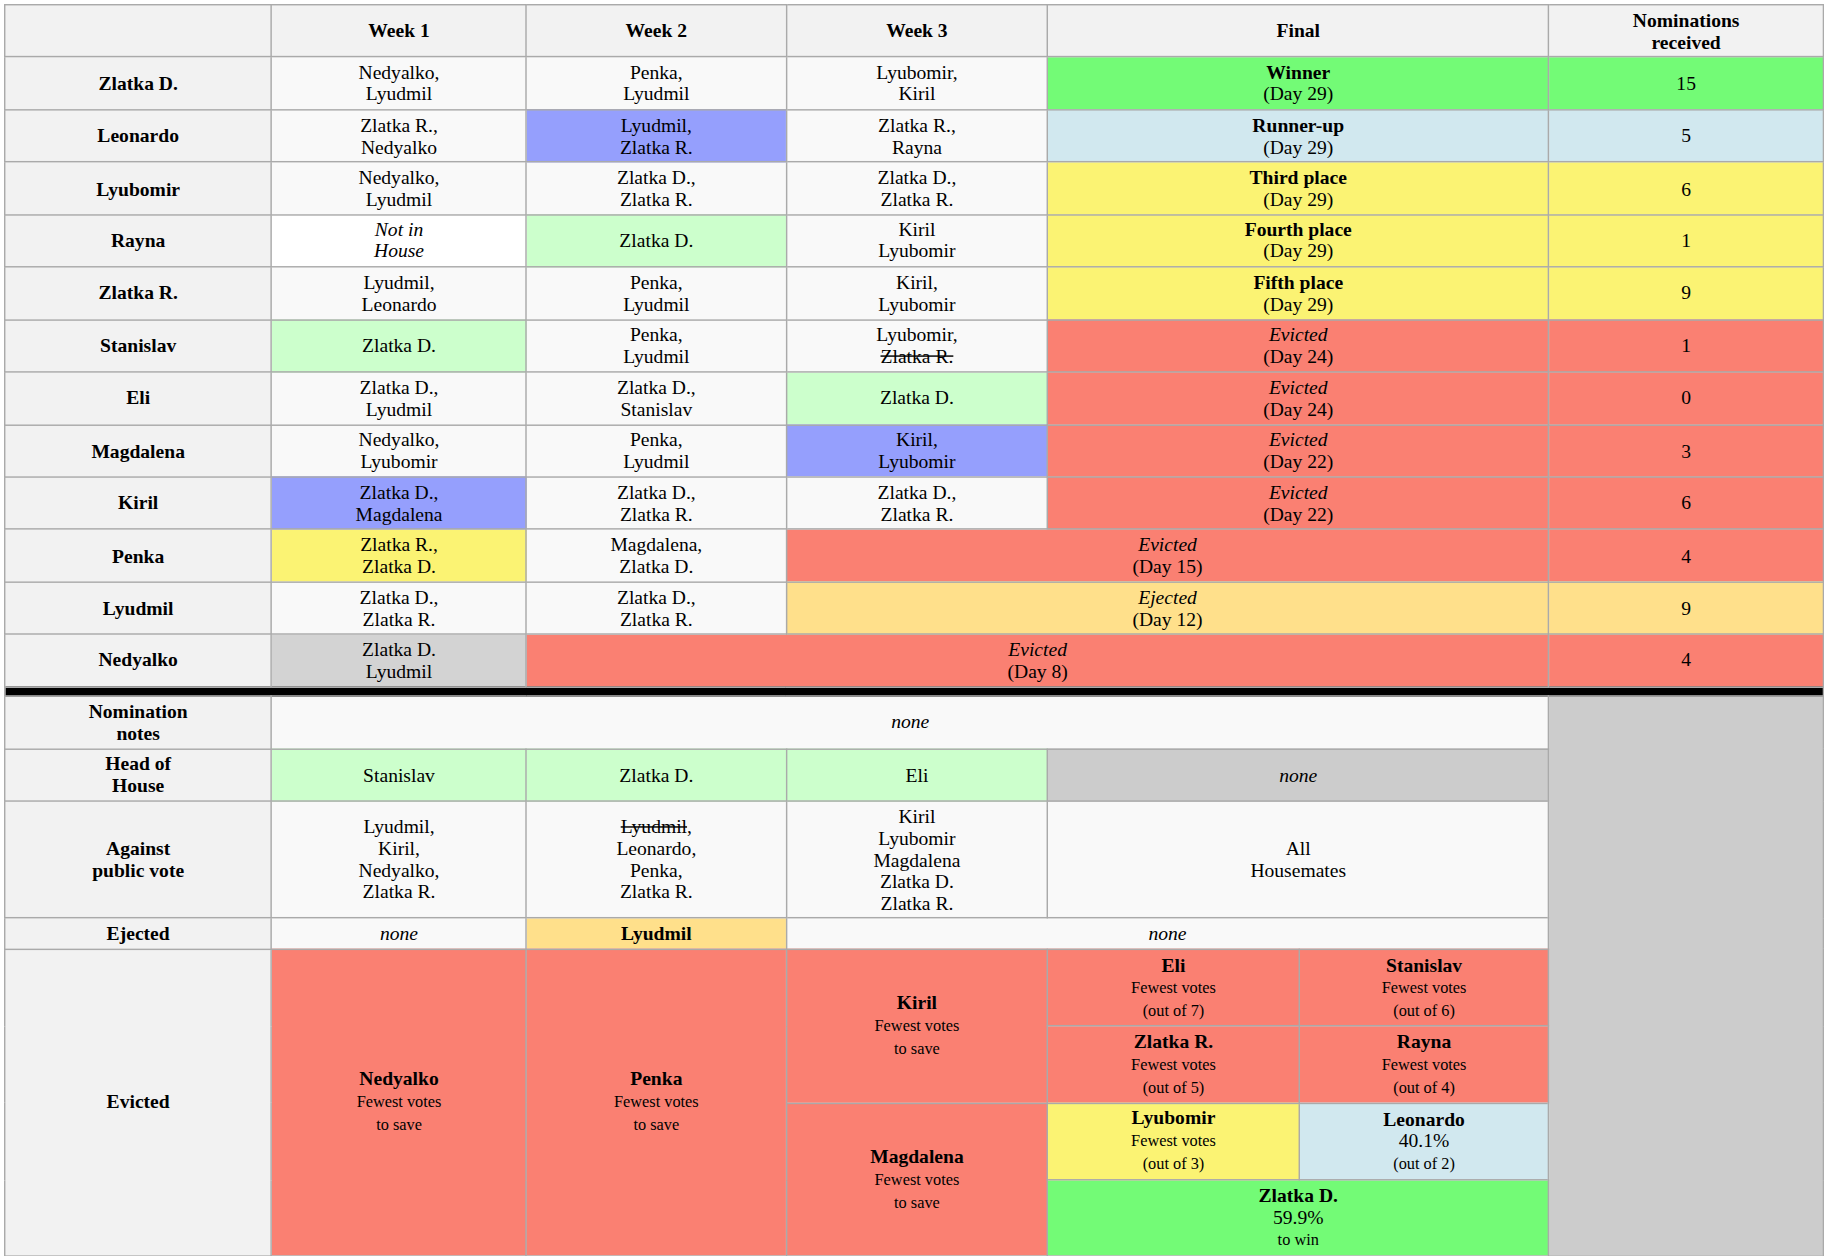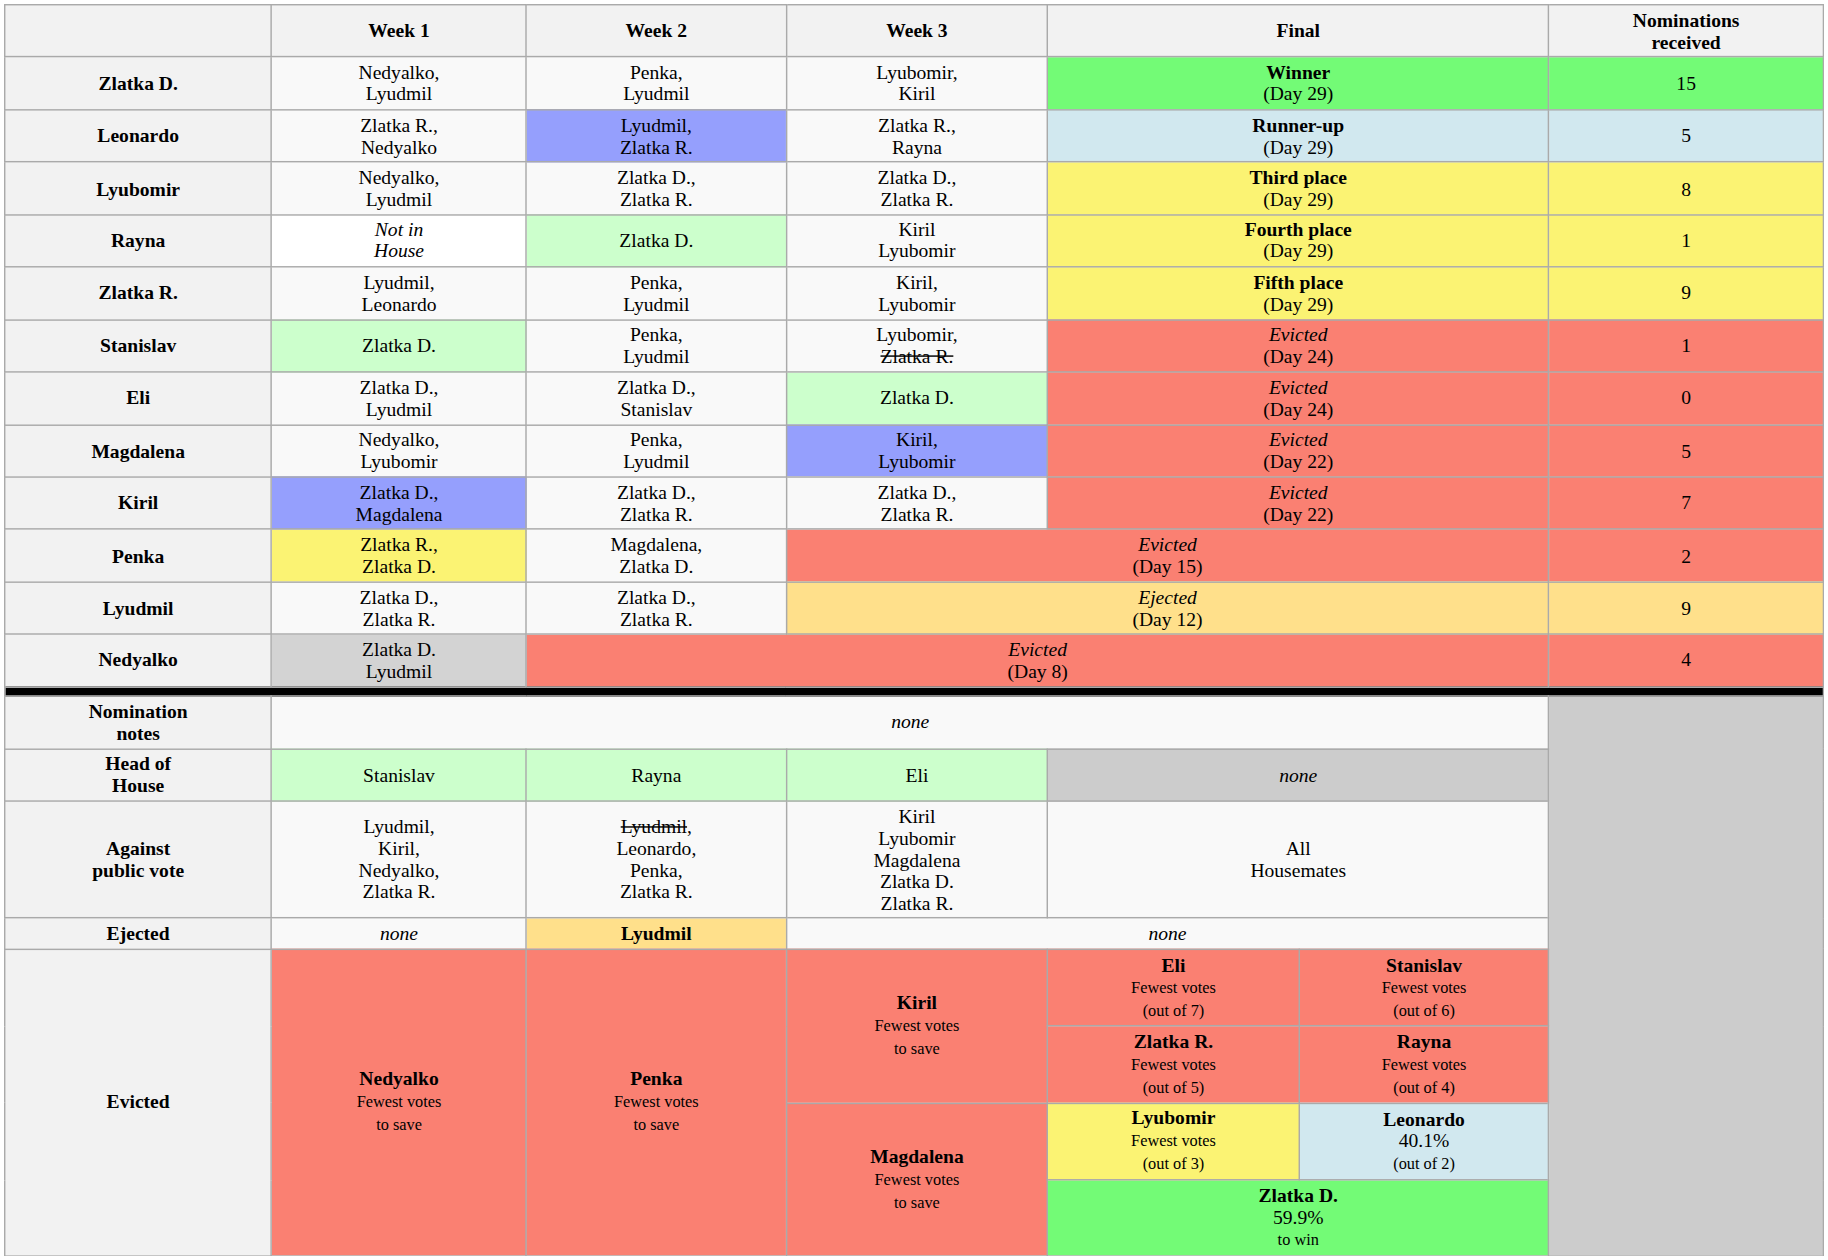(1686, 188) 6 -> (1686, 188) 8
(1686, 450) 3 -> (1686, 450) 5
(1686, 503) 6 -> (1686, 503) 7
(1686, 555) 4 -> (1686, 555) 2
(656, 774) Zlatka D. -> (656, 774) Rayna
